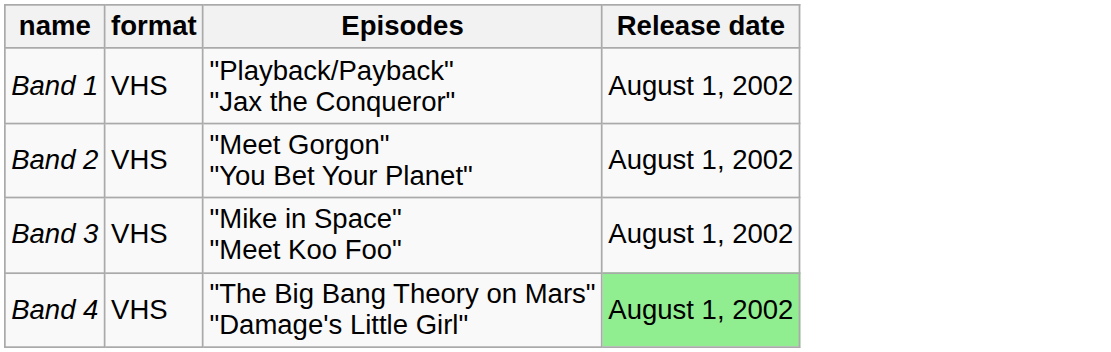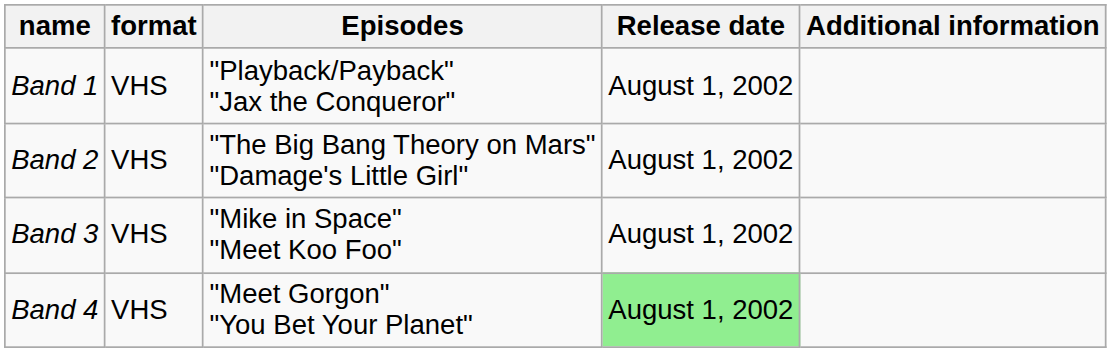+ column: (953, 26)
(341, 160) "Meet Gorgon" "You Bet Your Planet" -> (403, 160) "The Big Bang Theory on Mars" "Damage's Little Girl"
(403, 309) "The Big Bang Theory on Mars" "Damage's Little Girl" -> (341, 309) "Meet Gorgon" "You Bet Your Planet"
